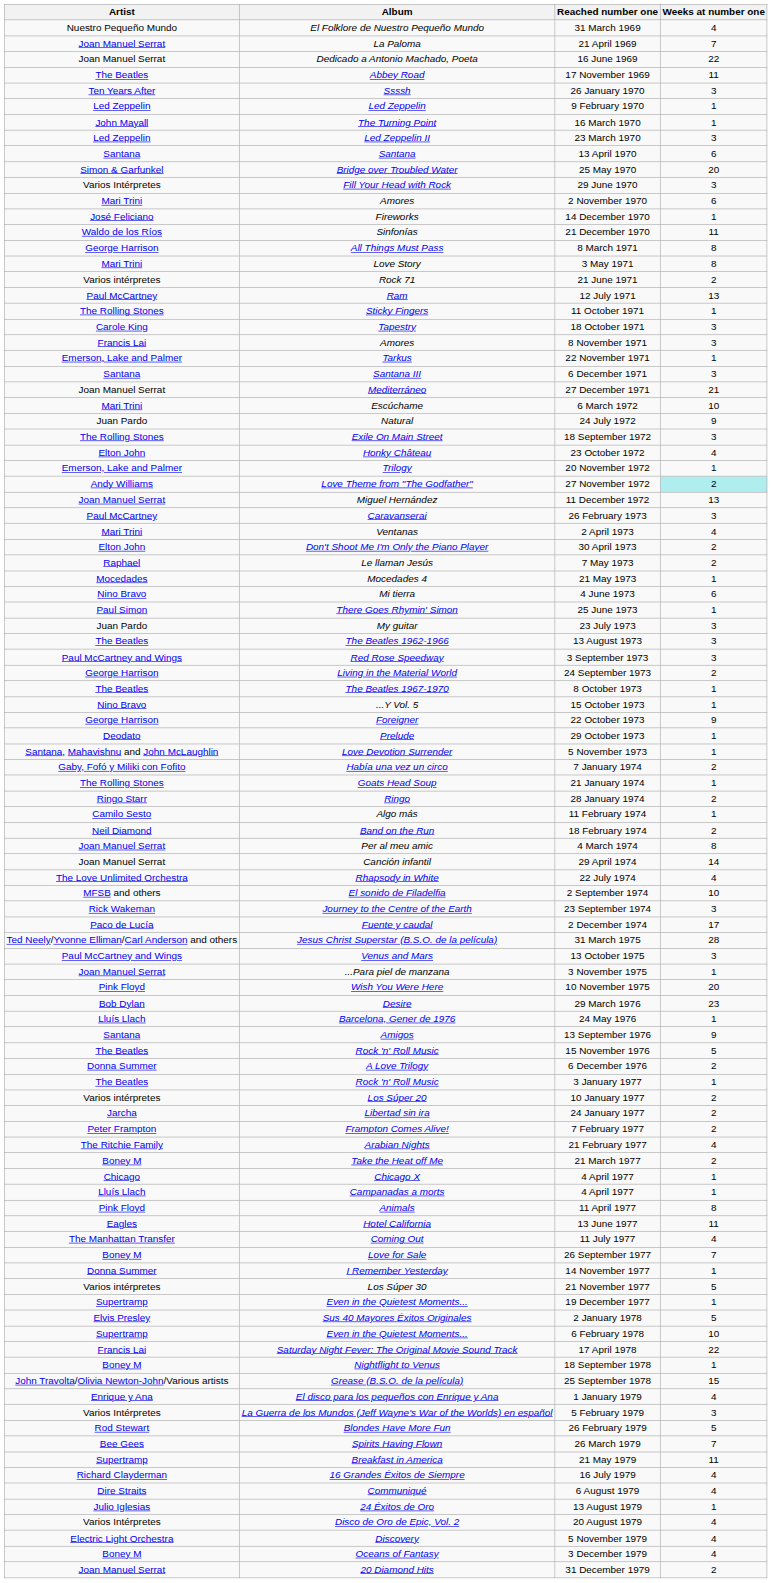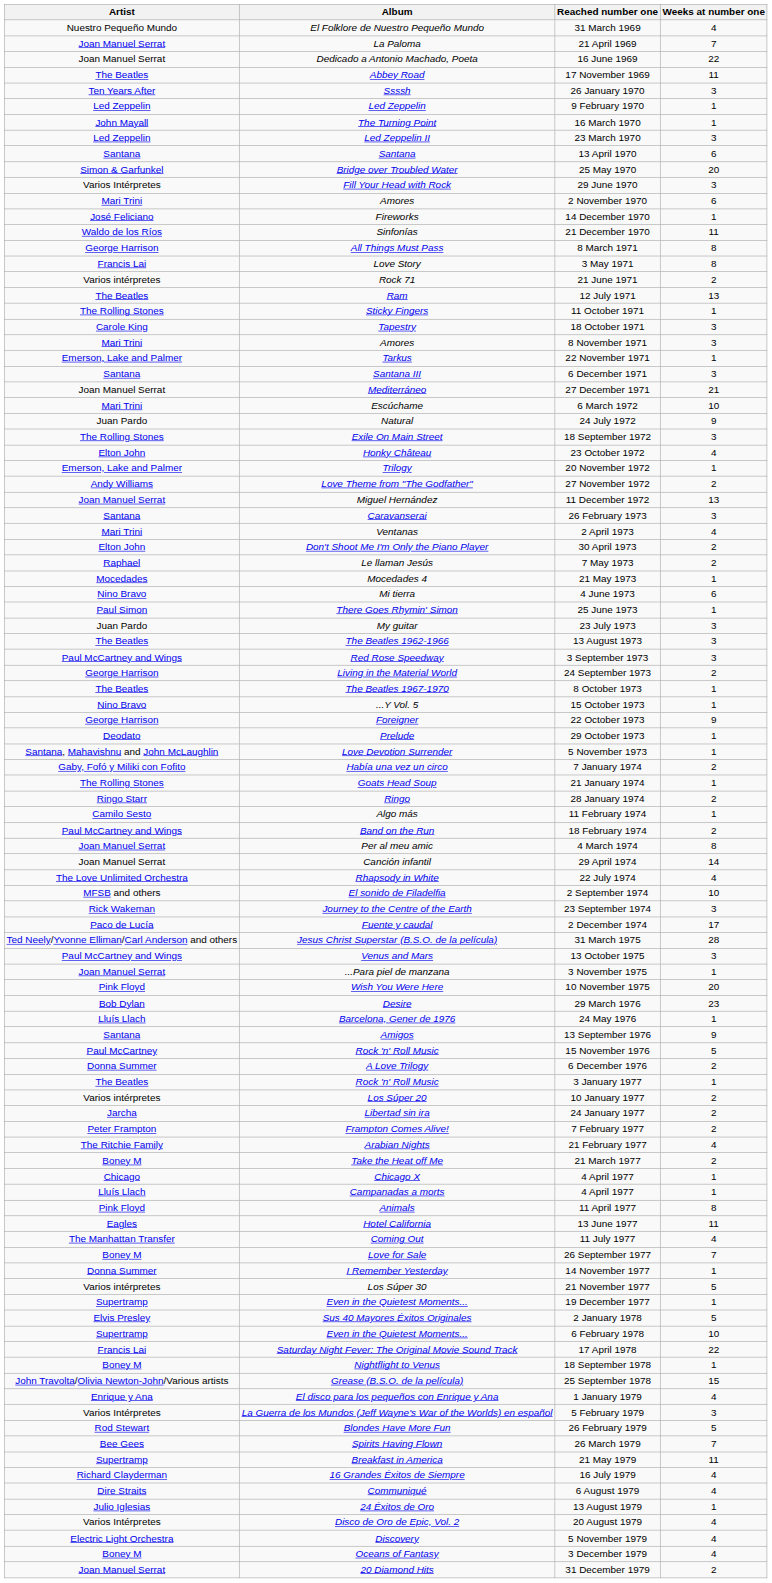(122, 264) Mari Trini -> (122, 264) Francis Lai
(122, 295) Paul McCartney -> (122, 295) The Beatles
(122, 342) Francis Lai -> (122, 342) Mari Trini
(714, 484) paleturquoise background -> (714, 484) no background
(122, 515) Paul McCartney -> (122, 515) Santana
(122, 830) Neil Diamond -> (122, 830) Paul McCartney and Wings
(122, 1050) The Beatles -> (122, 1050) Paul McCartney
